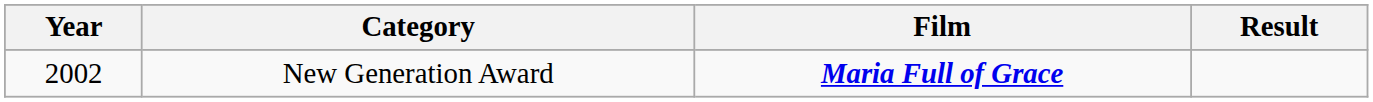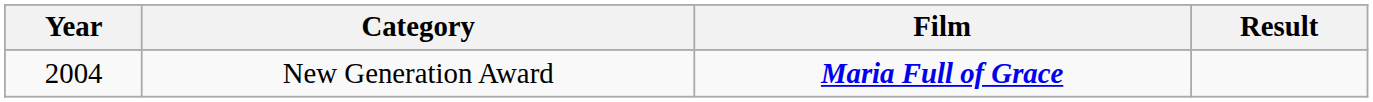(74, 73) 2002 -> (74, 73) 2004
